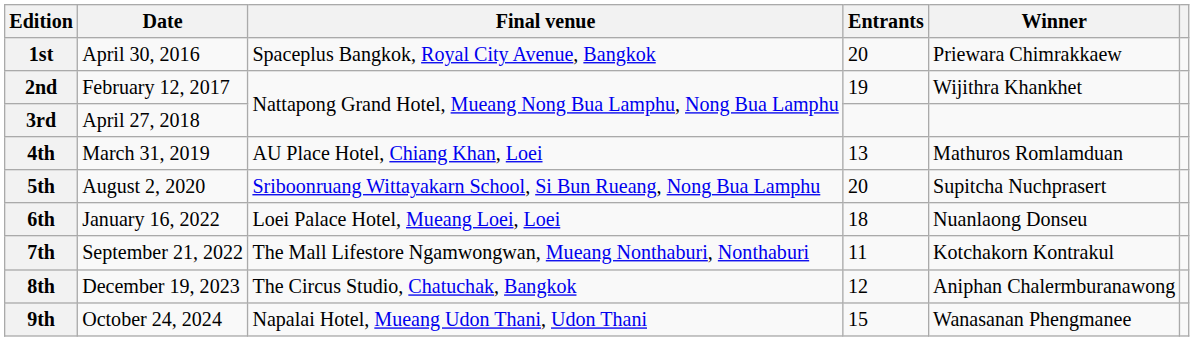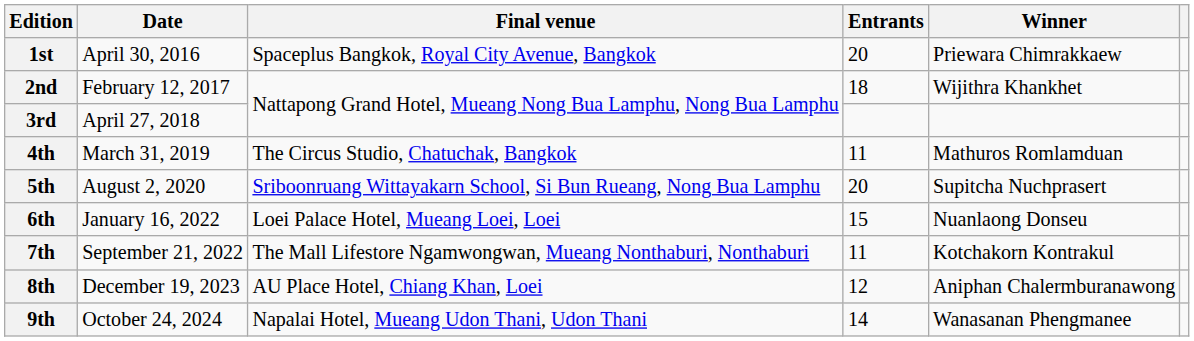(858, 87) 19 -> (858, 87) 18
(397, 153) AU Place Hotel, Chiang Khan, Loei -> (414, 153) The Circus Studio, Chatuchak, Bangkok
(858, 153) 13 -> (858, 153) 11
(858, 219) 18 -> (858, 219) 15
(414, 285) The Circus Studio, Chatuchak, Bangkok -> (397, 285) AU Place Hotel, Chiang Khan, Loei
(858, 318) 15 -> (858, 318) 14
